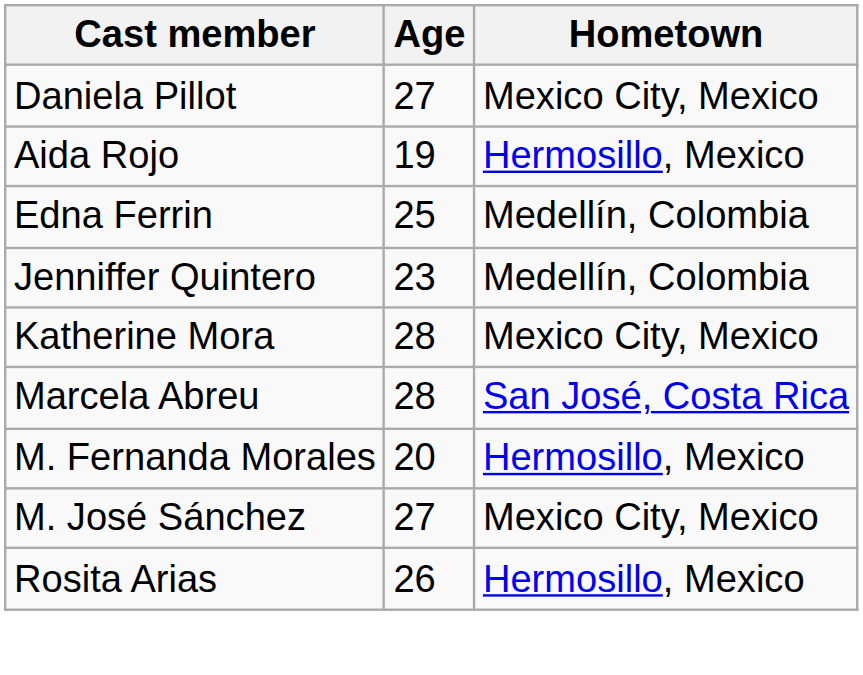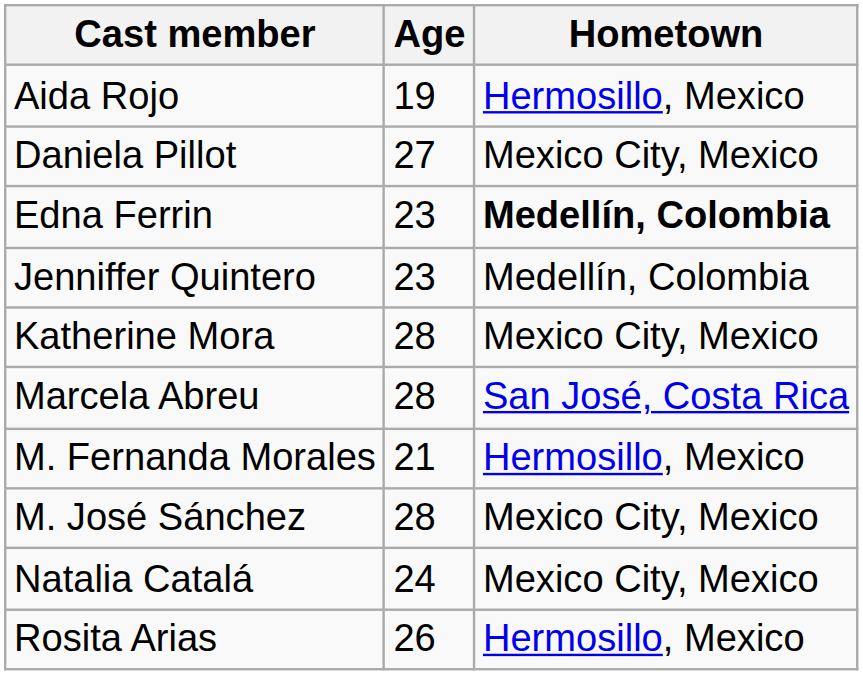rows swapped: (97, 155) <-> (125, 95)
(415, 215) 25 -> (415, 215) 23
(646, 215) normal -> (656, 215) bold
(415, 457) 20 -> (415, 457) 21
(415, 517) 27 -> (415, 517) 28
+ row: (134, 578)
